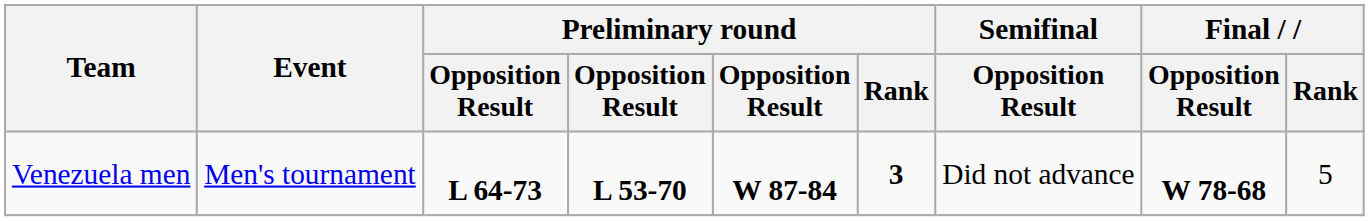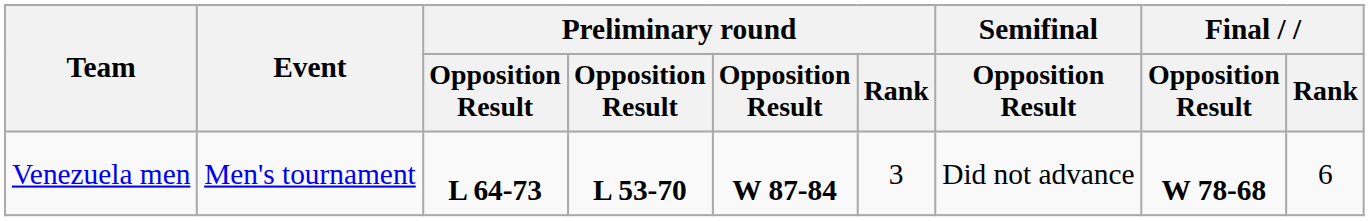(896, 173) bold -> (896, 173) normal
(1325, 173) 5 -> (1325, 173) 6
